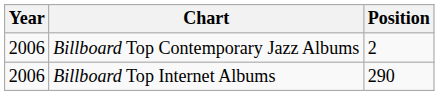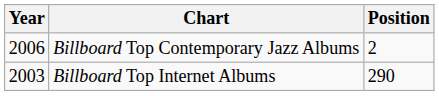(27, 76) 2006 -> (27, 76) 2003
